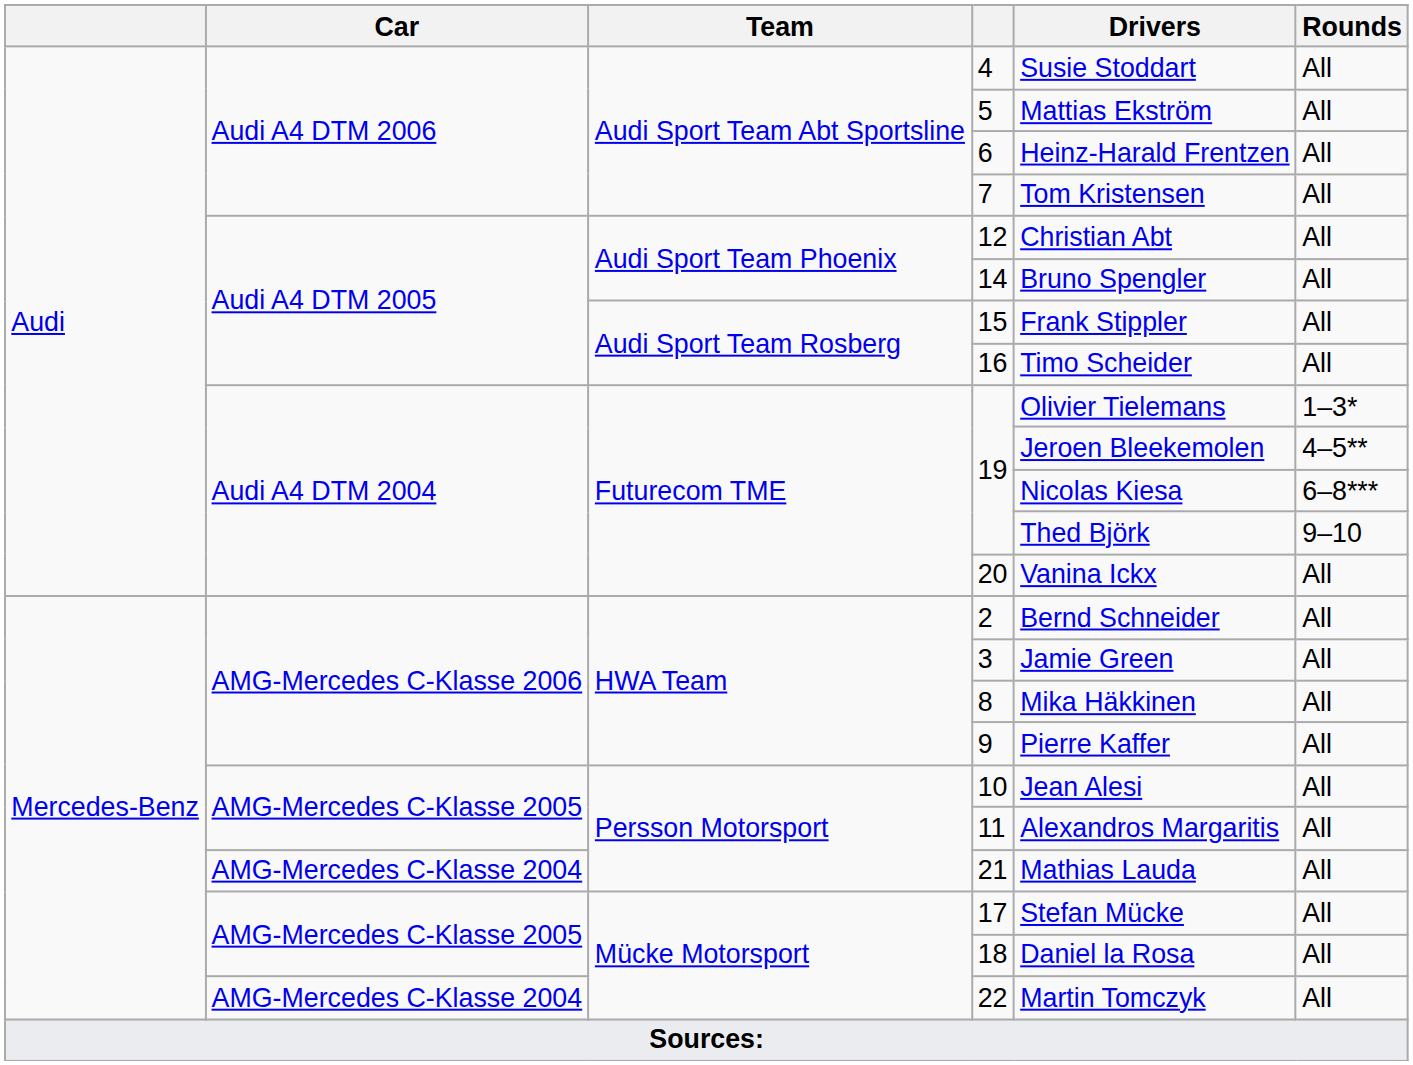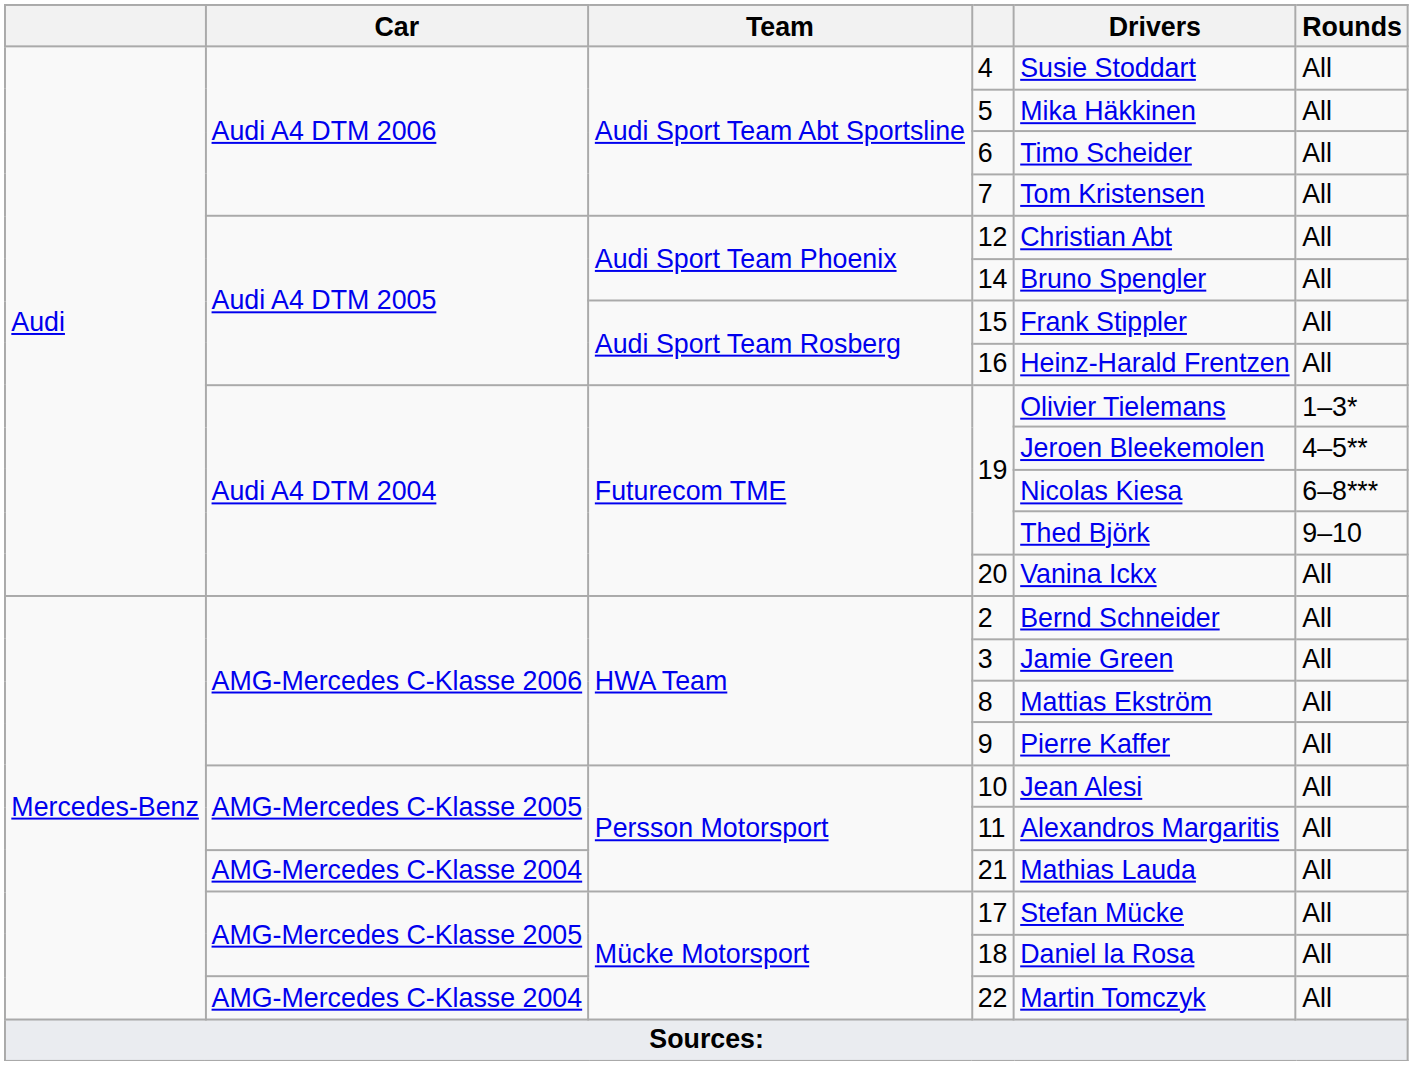(1116, 110) Mattias Ekström -> (1108, 110) Mika Häkkinen
(1155, 152) Heinz-Harald Frentzen -> (1106, 152) Timo Scheider
(1106, 364) Timo Scheider -> (1155, 364) Heinz-Harald Frentzen
(1108, 701) Mika Häkkinen -> (1116, 701) Mattias Ekström
